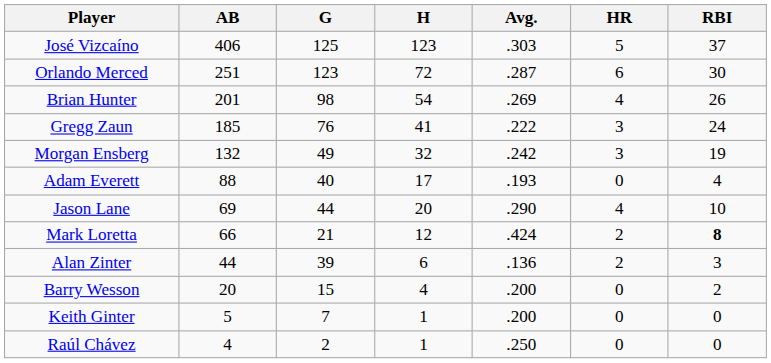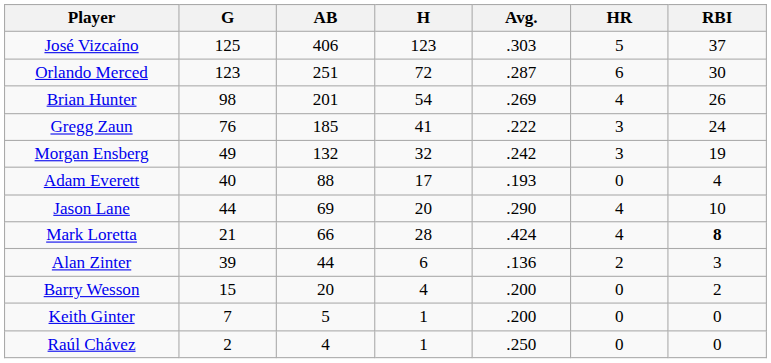columns swapped: (325, 18) <-> (228, 18)
(423, 235) 12 -> (423, 235) 28
(619, 235) 2 -> (619, 235) 4
